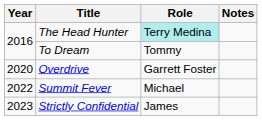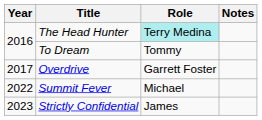(20, 69) 2020 -> (20, 69) 2017
